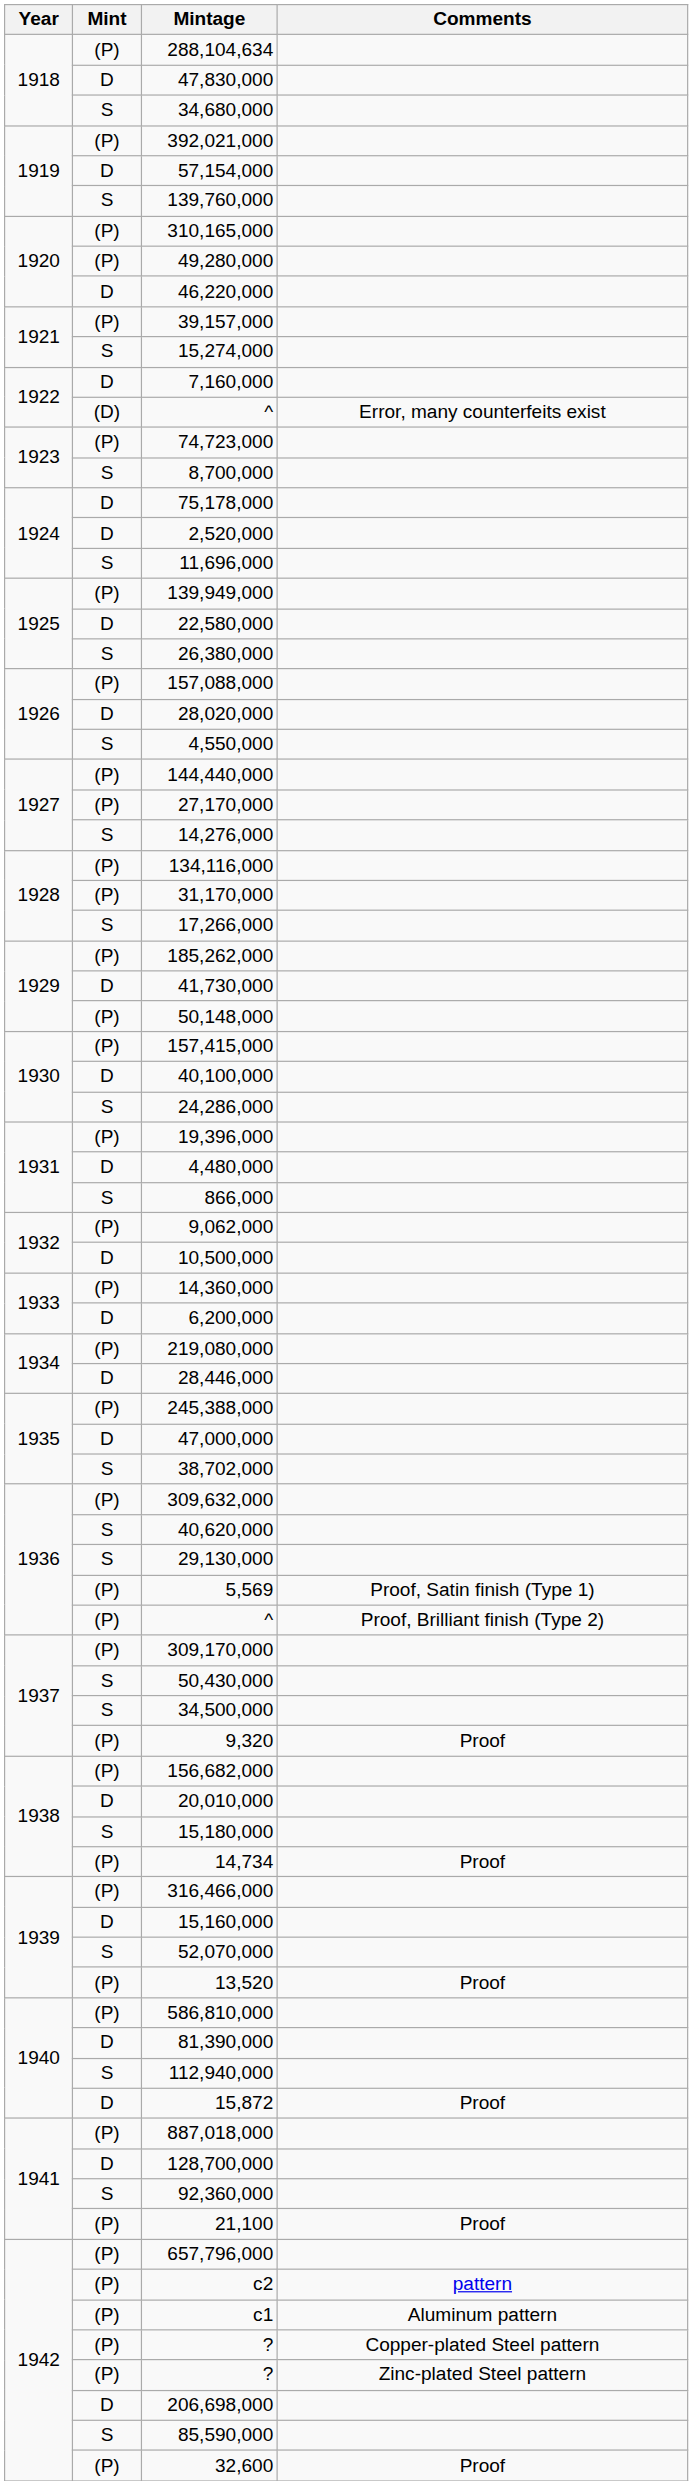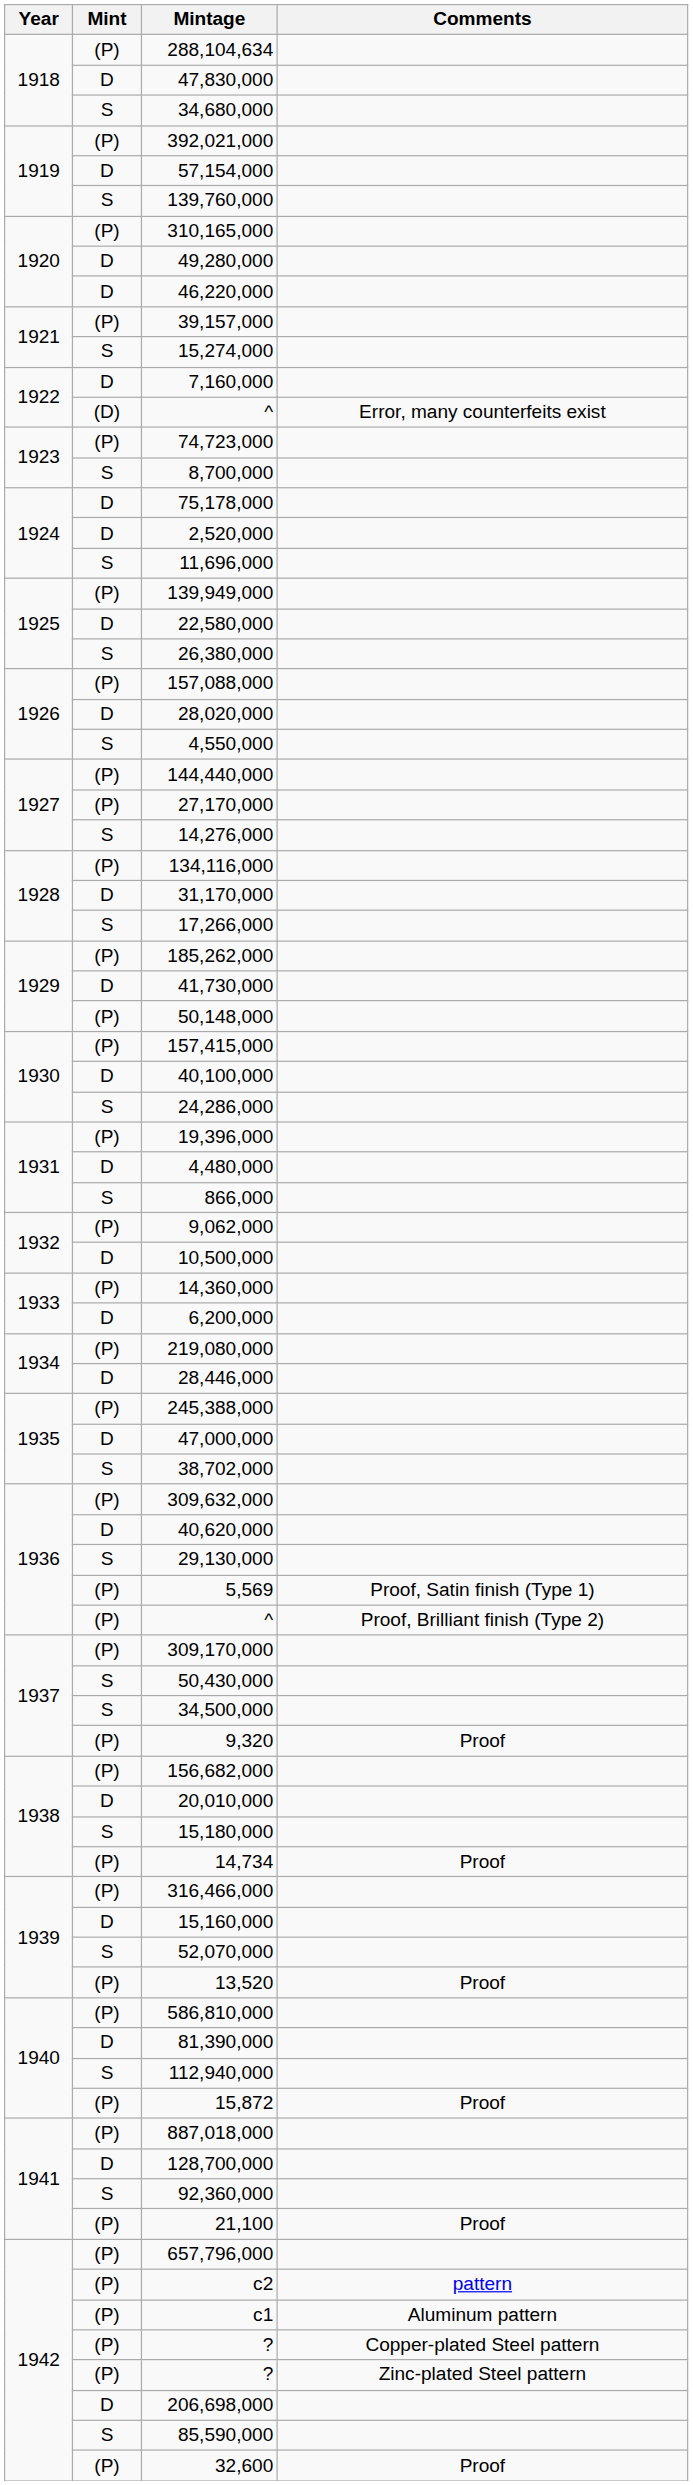(107, 261) (P) -> (107, 261) D
(107, 895) (P) -> (107, 895) D
(107, 1529) S -> (107, 1529) D
(107, 2103) D -> (107, 2103) (P)
